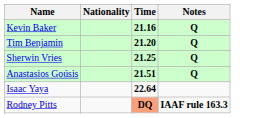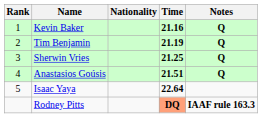+ column: (18, 12)
(145, 43) 21.20 -> (172, 43) 21.19
